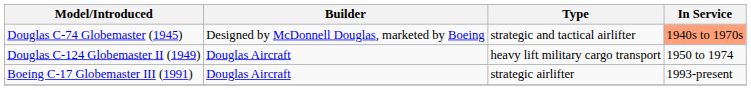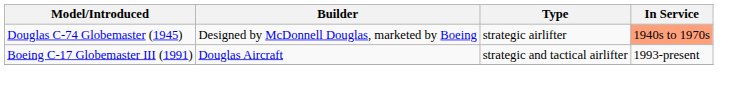(563, 34) strategic and tactical airlifter -> (525, 34) strategic airlifter
- row: (104, 54)
(532, 74) strategic airlifter -> (555, 54) strategic and tactical airlifter
